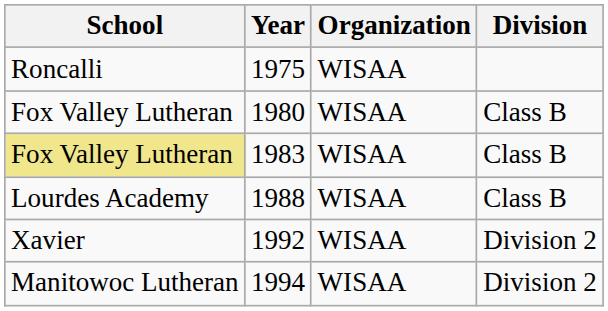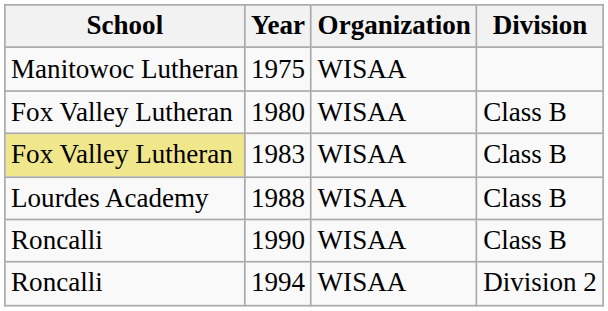(57, 68) Roncalli -> (125, 68) Manitowoc Lutheran
+ row: (278, 240)
- row: (278, 240)
(125, 283) Manitowoc Lutheran -> (57, 283) Roncalli
